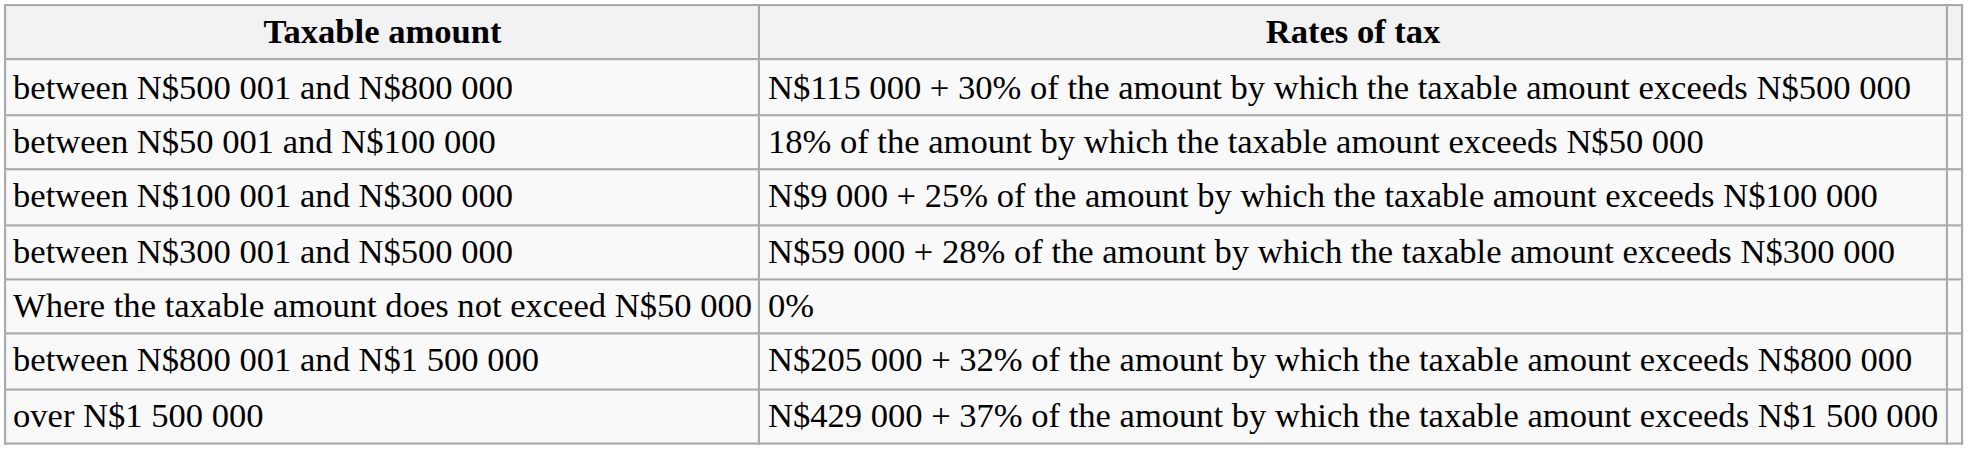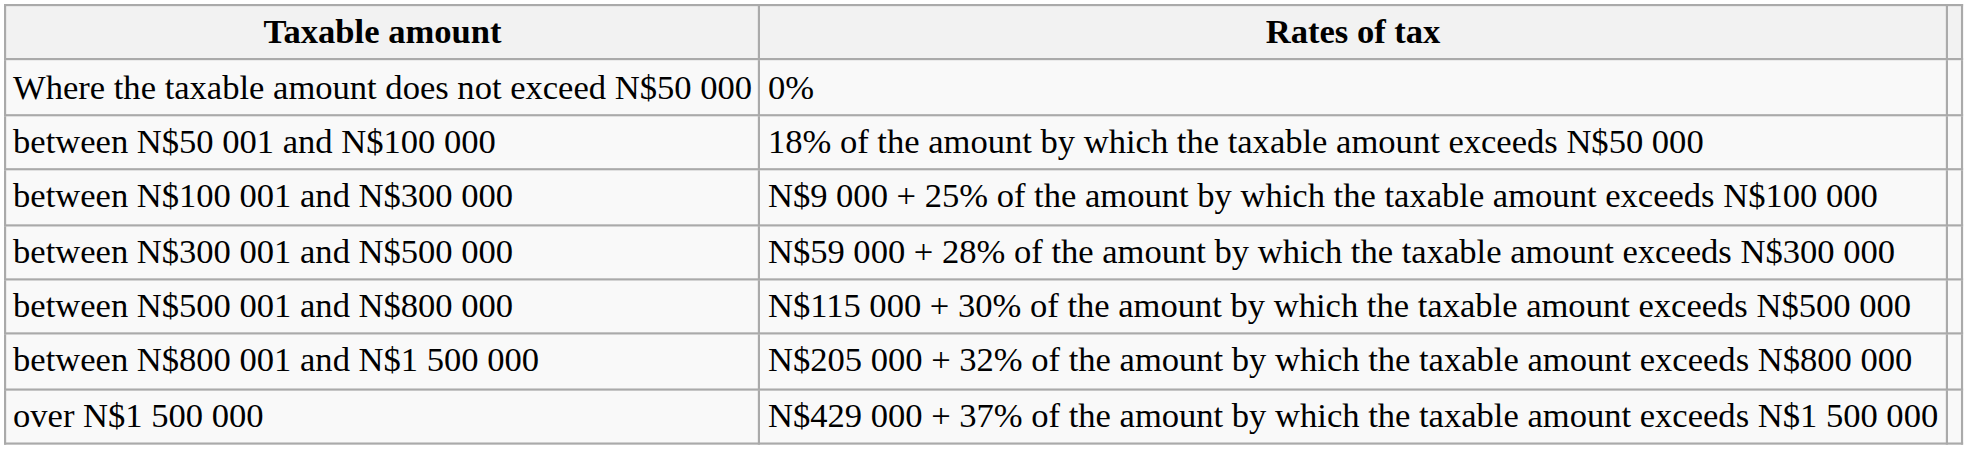rows swapped: (383, 305) <-> (263, 86)
